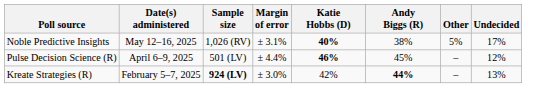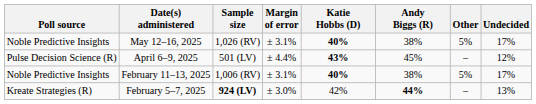(328, 58) 46% -> (338, 58) 43%
+ row: (166, 74)
